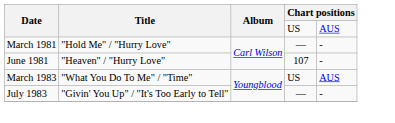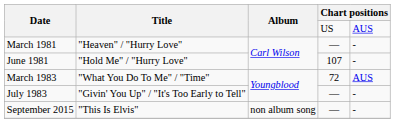(116, 45) "Hold Me" / "Hurry Love" -> (130, 45) "Heaven" / "Hurry Love"
(113, 61) "Heaven" / "Hurry Love" -> (133, 61) "Hold Me" / "Hurry Love"
(294, 77) US -> (334, 77) 72
+ row: (40, 110)
